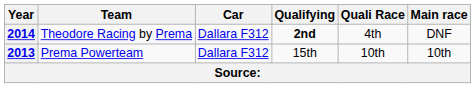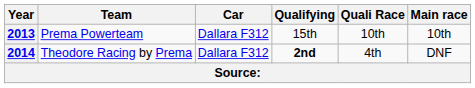rows swapped: (21, 54) <-> (21, 34)
